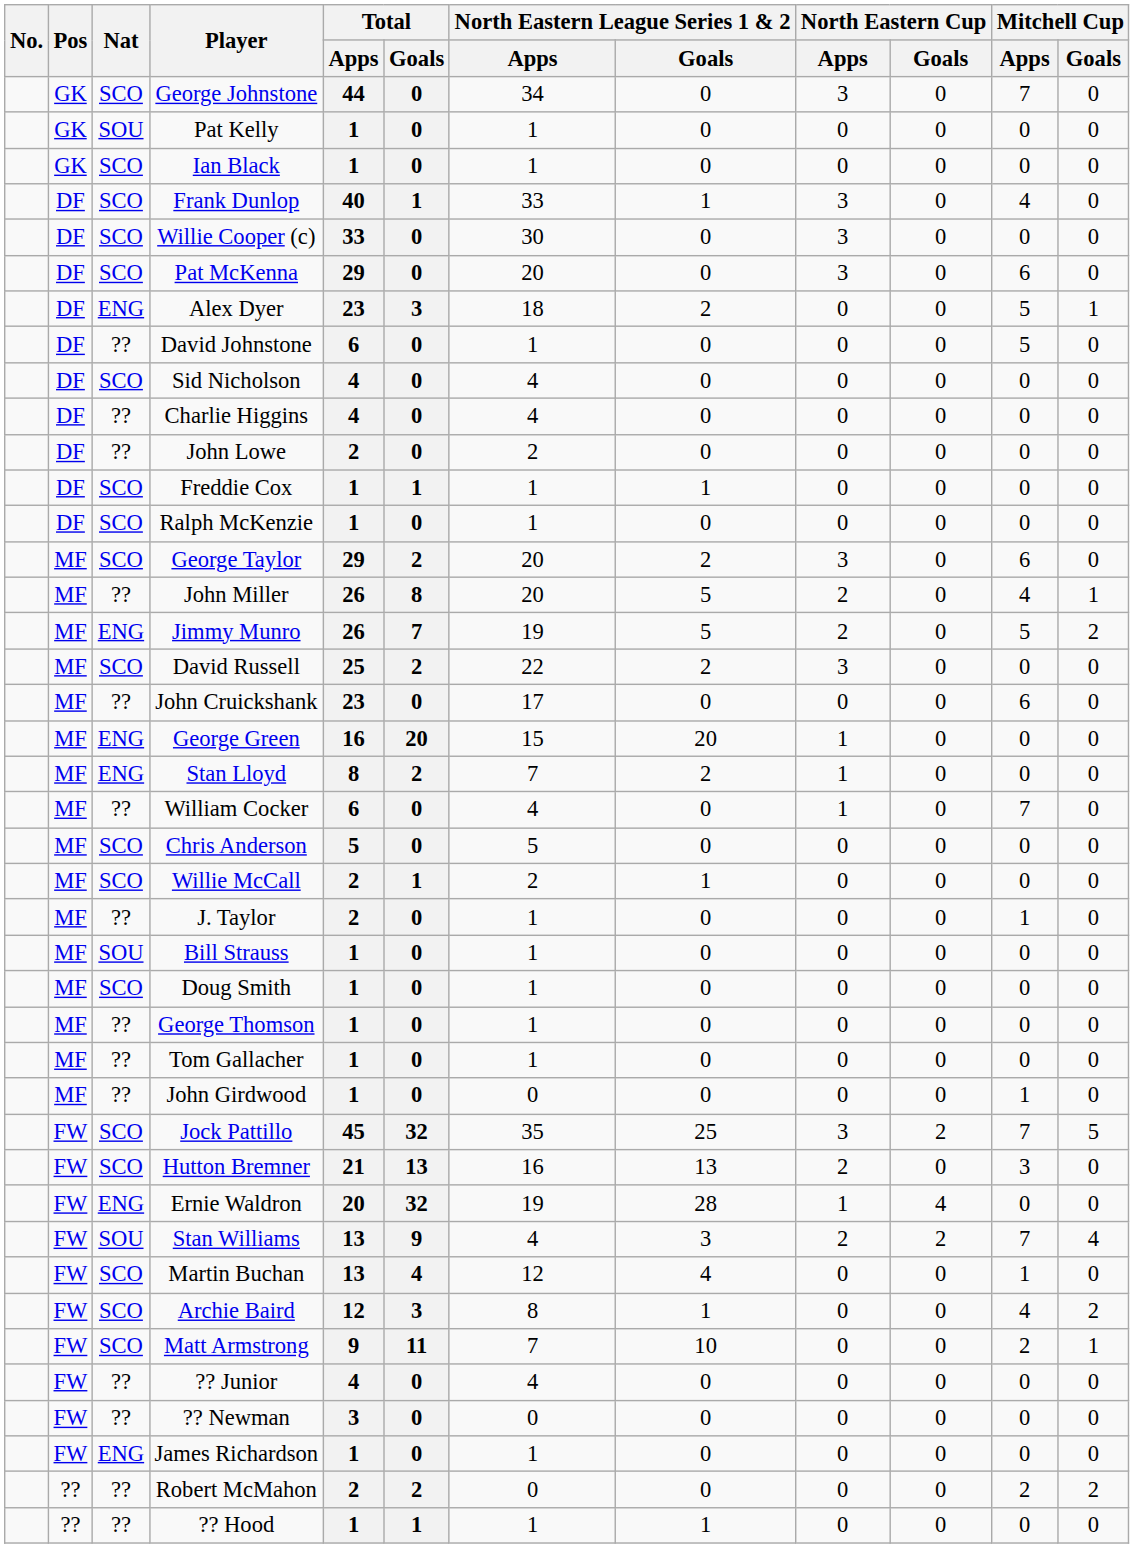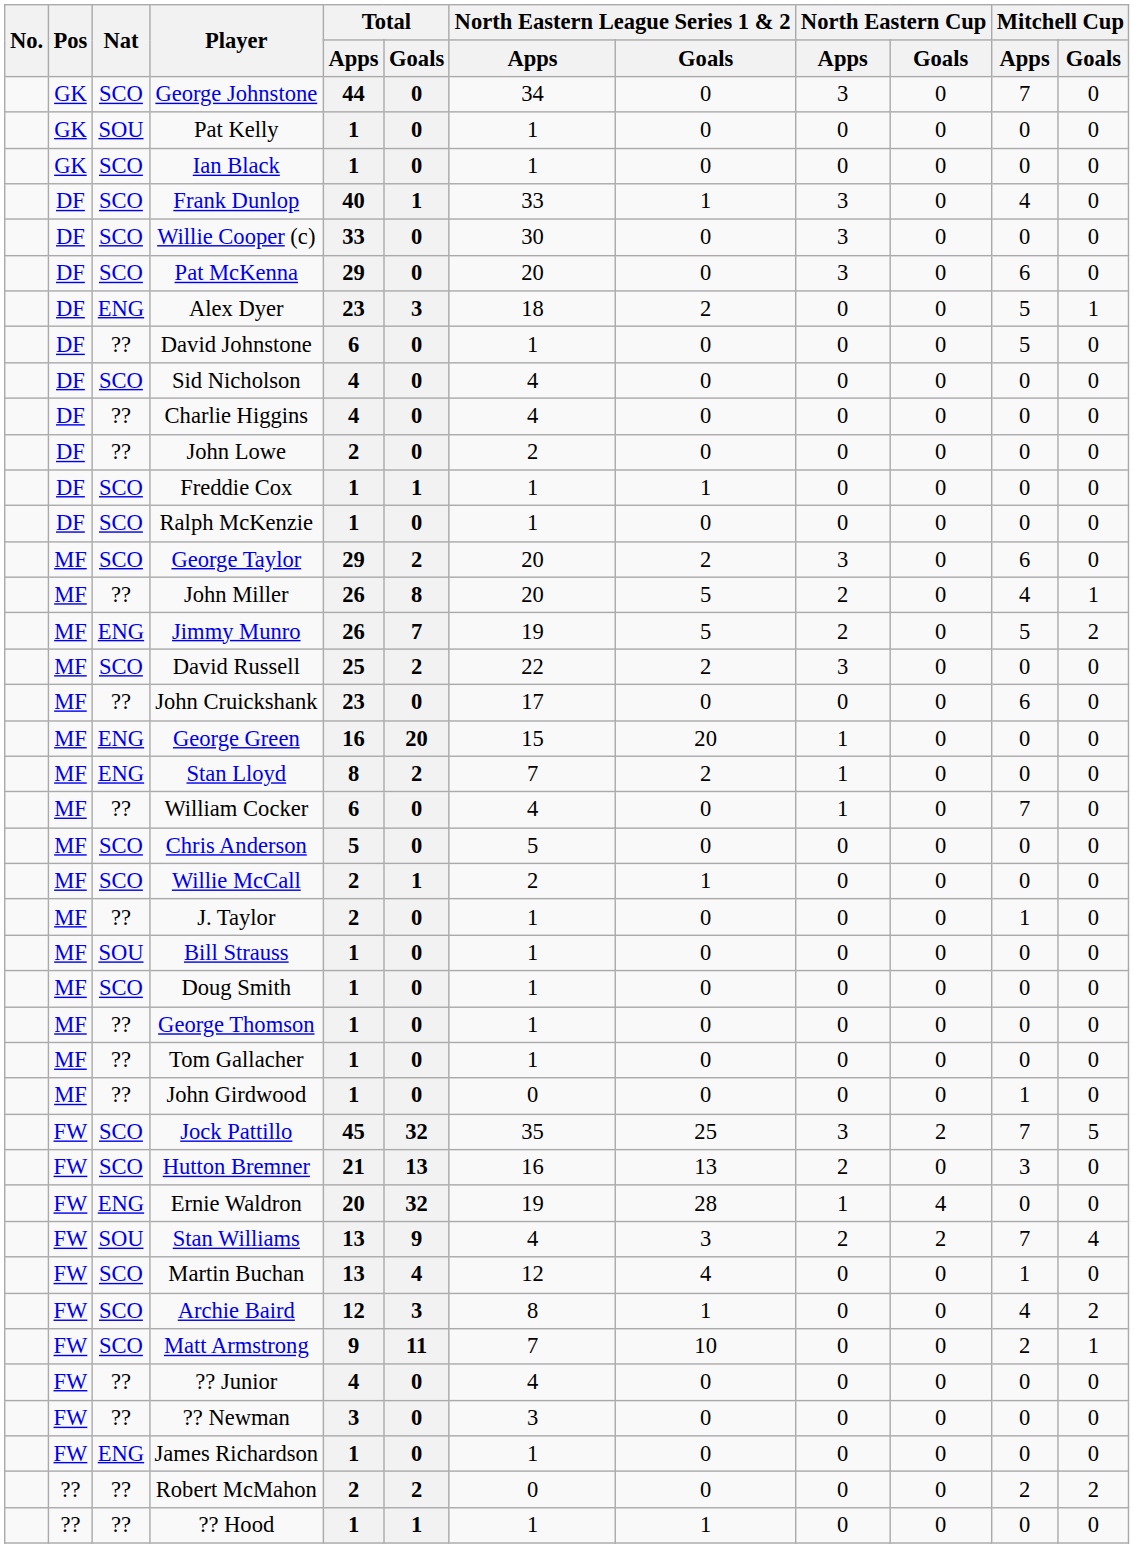(533, 1417) 0 -> (533, 1417) 3
